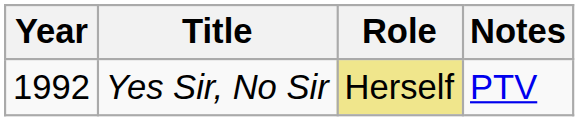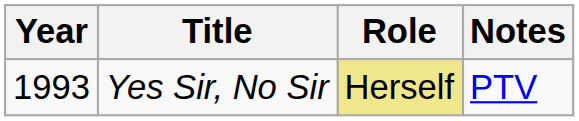(51, 86) 1992 -> (51, 86) 1993
